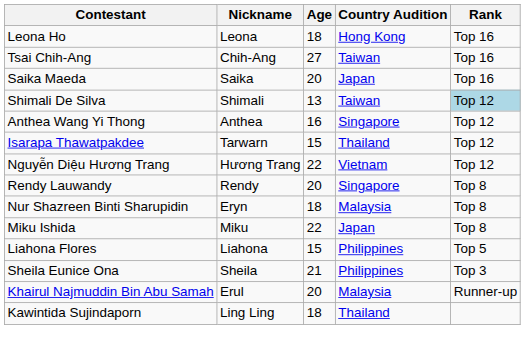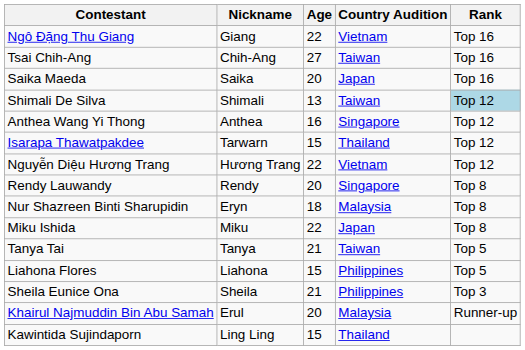+ row: (71, 36)
- row: (37, 36)
+ row: (36, 249)
(314, 313) 18 -> (314, 334) 15
